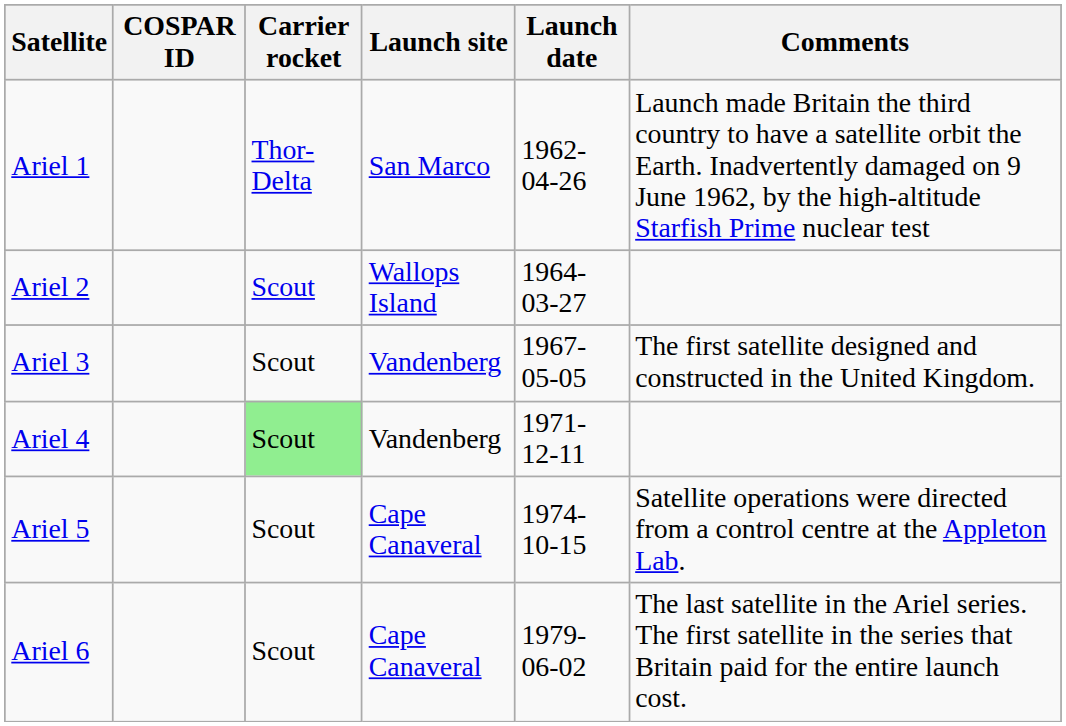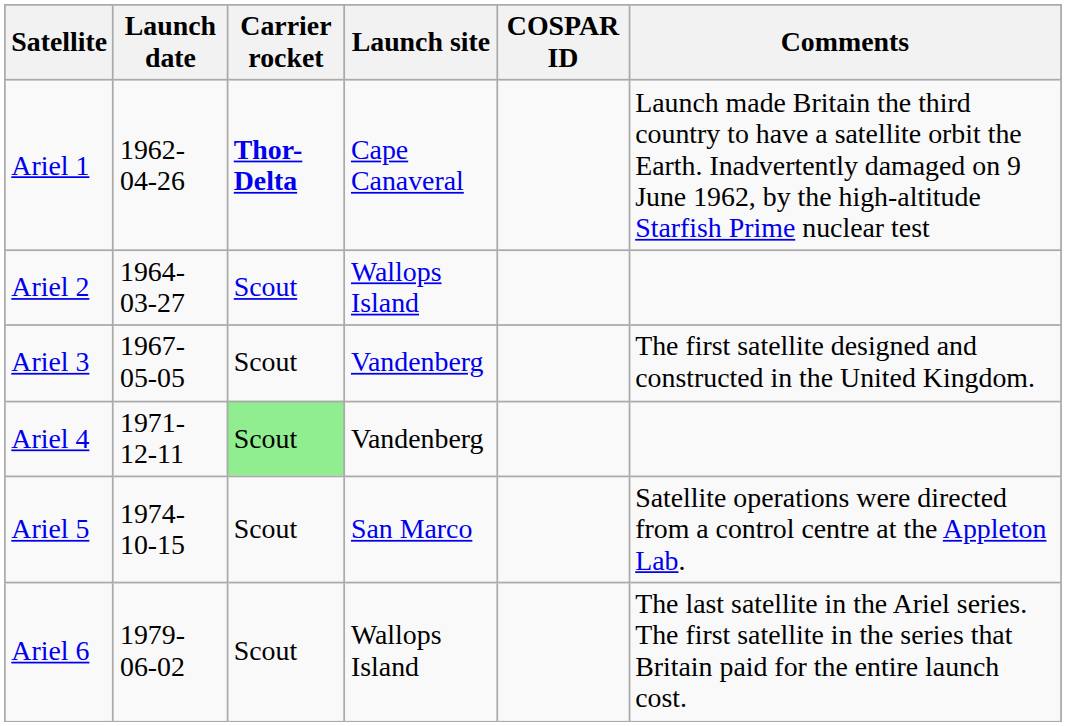columns swapped: (572, 42) <-> (179, 42)
(283, 164) normal -> (268, 164) bold
(429, 164) San Marco -> (407, 164) Cape Canaveral
(425, 529) Cape Canaveral -> (412, 529) San Marco
(425, 651) Cape Canaveral -> (396, 651) Wallops Island
